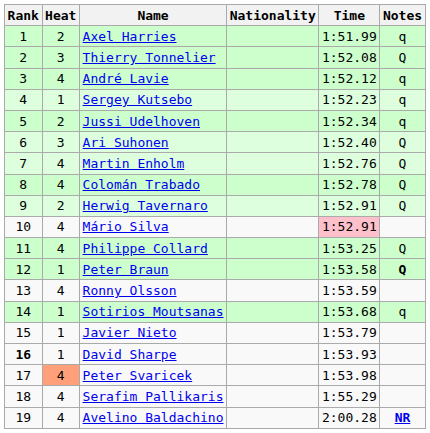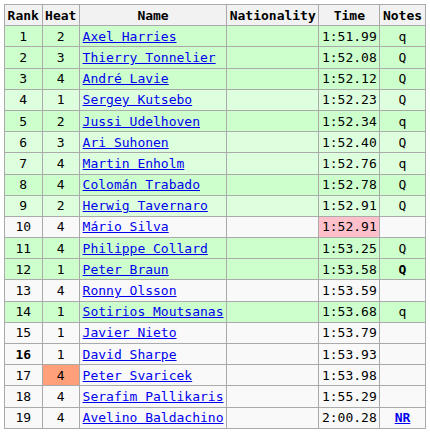(403, 79) q -> (403, 79) Q
(403, 100) q -> (403, 100) Q
(403, 163) Q -> (403, 163) q
